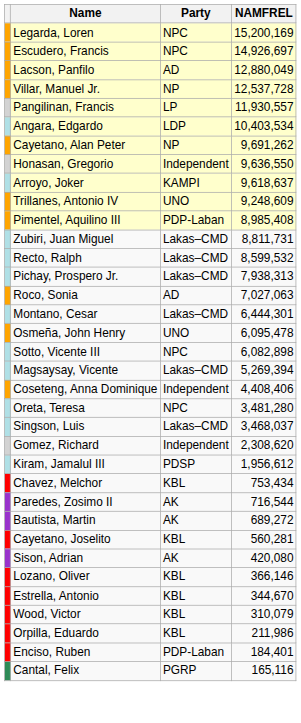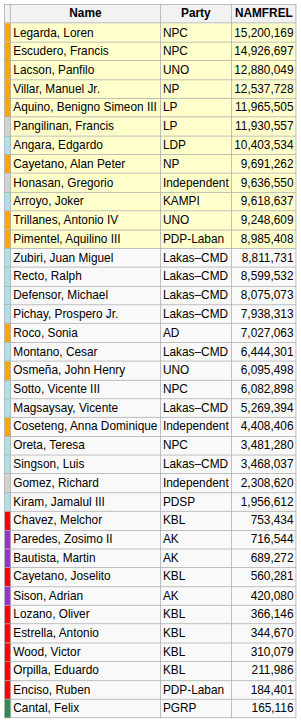(171, 70) AD -> (176, 70) UNO
+ row: (85, 107)
+ row: (61, 295)
(267, 333) 6,095,478 -> (267, 370) 6,095,498
